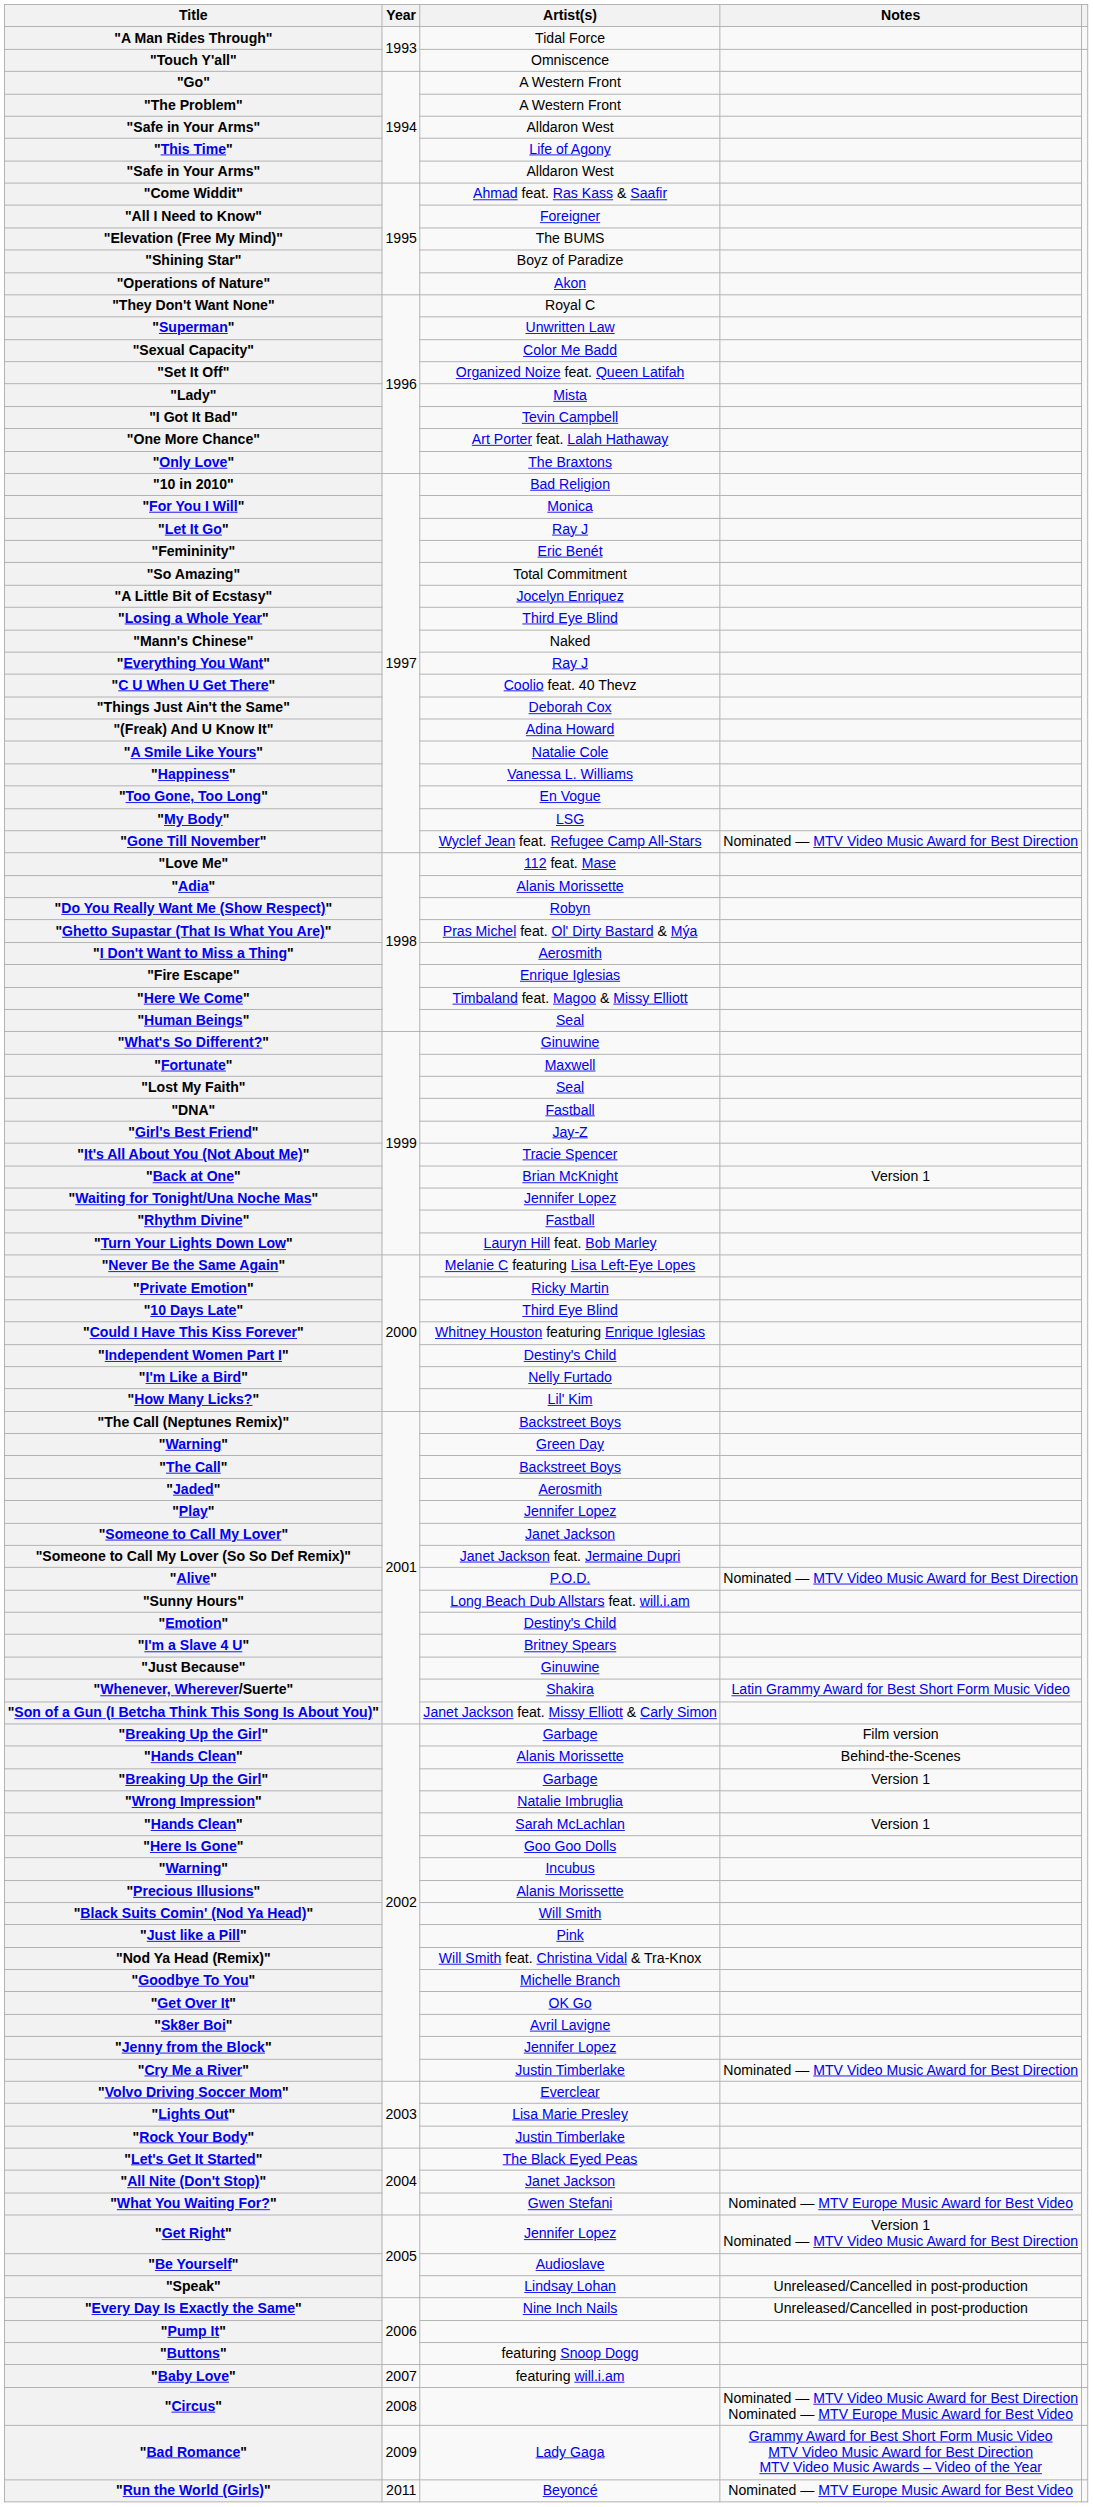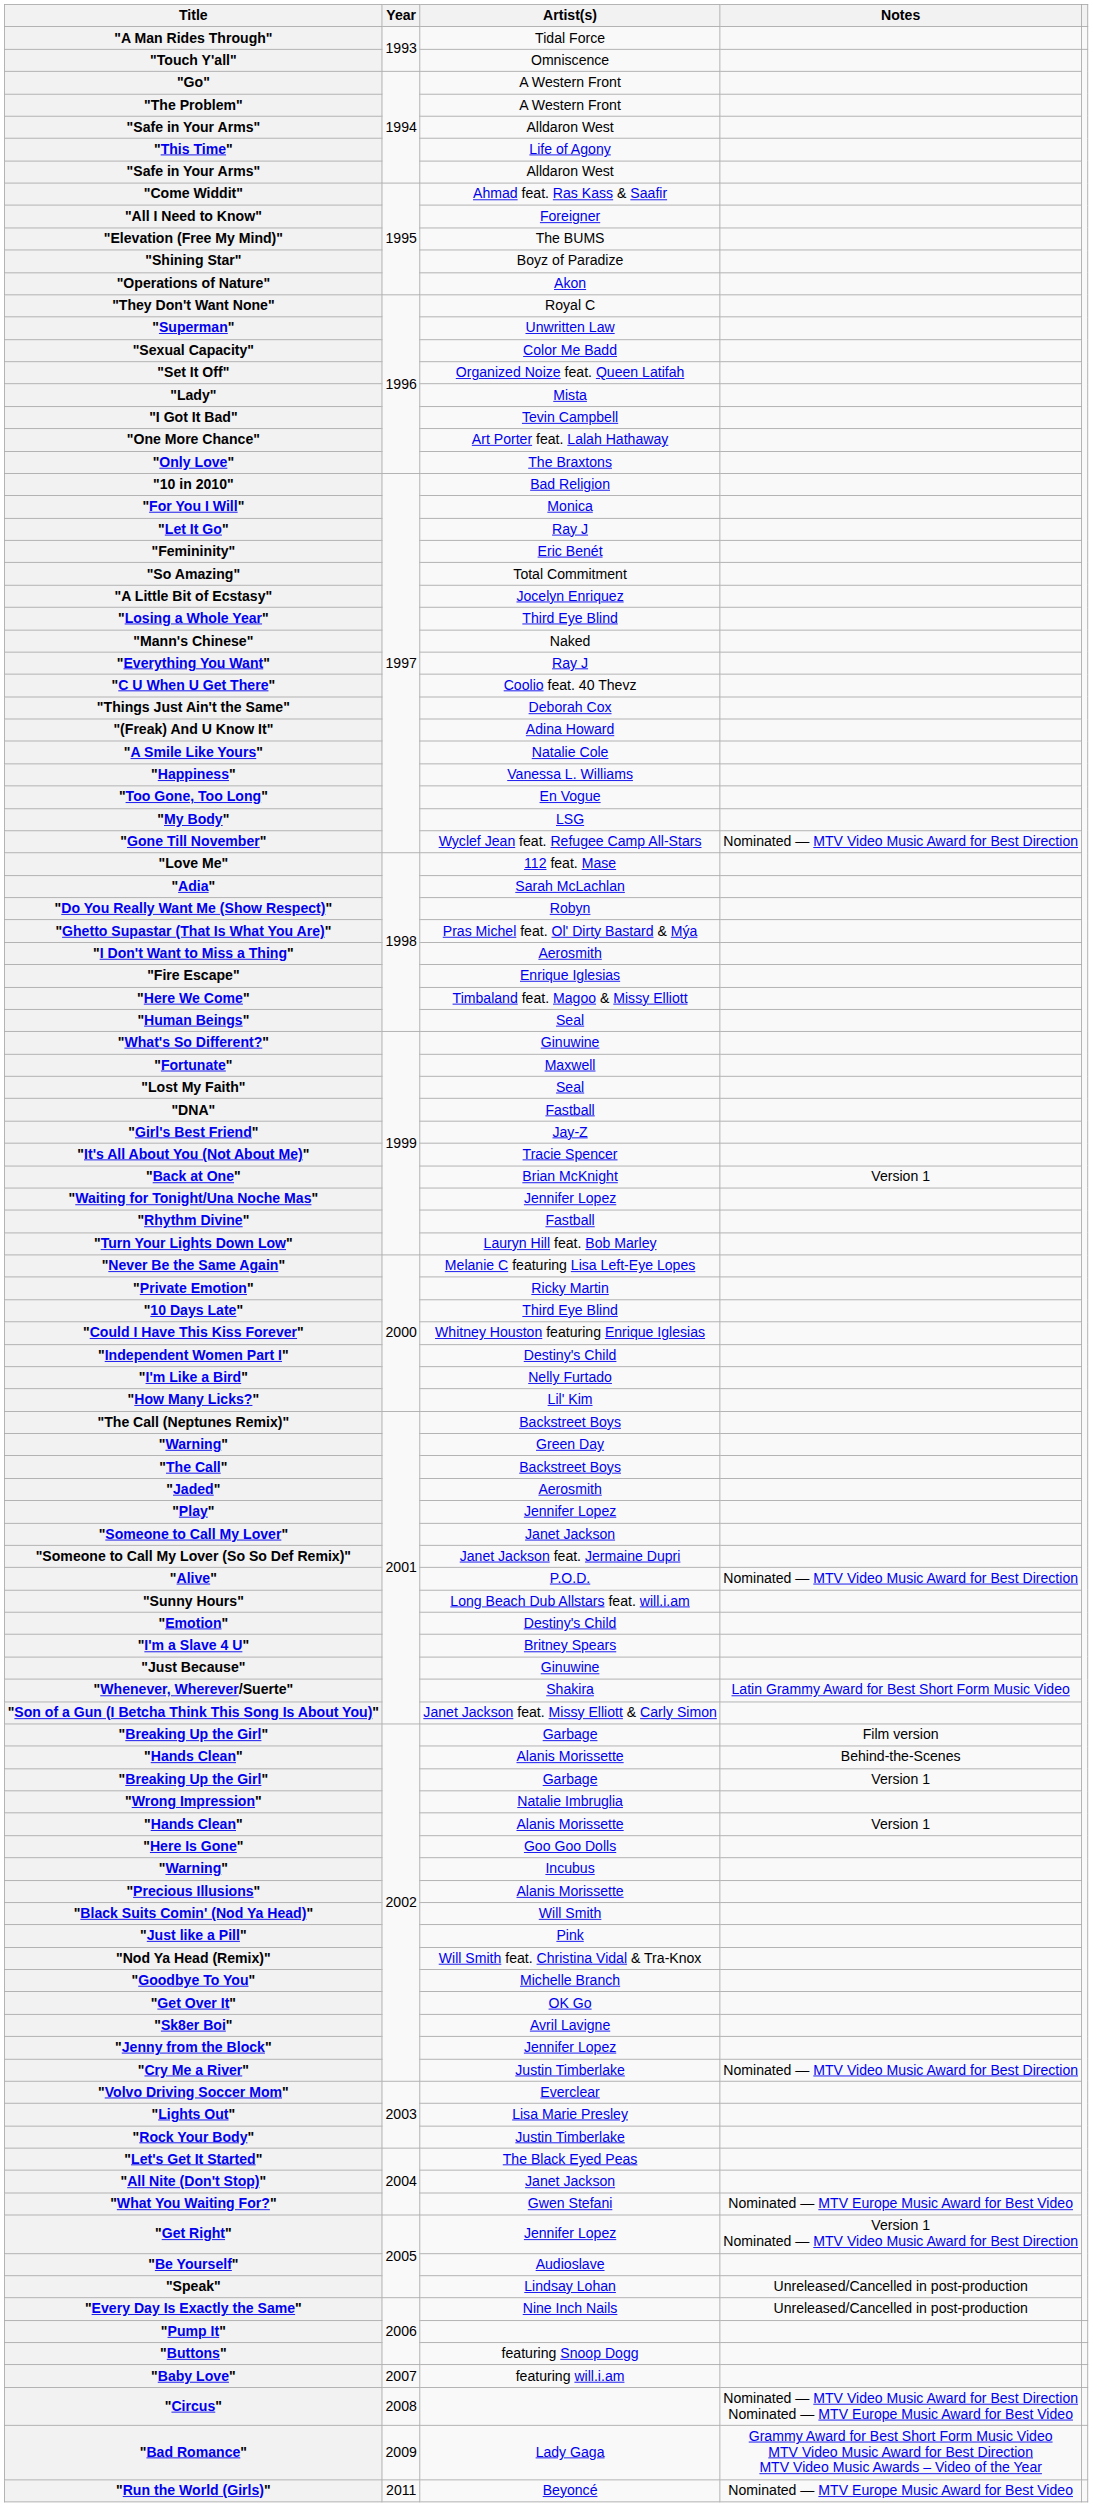(570, 886) Alanis Morissette -> (570, 886) Sarah McLachlan
(570, 1824) Sarah McLachlan -> (570, 1824) Alanis Morissette
